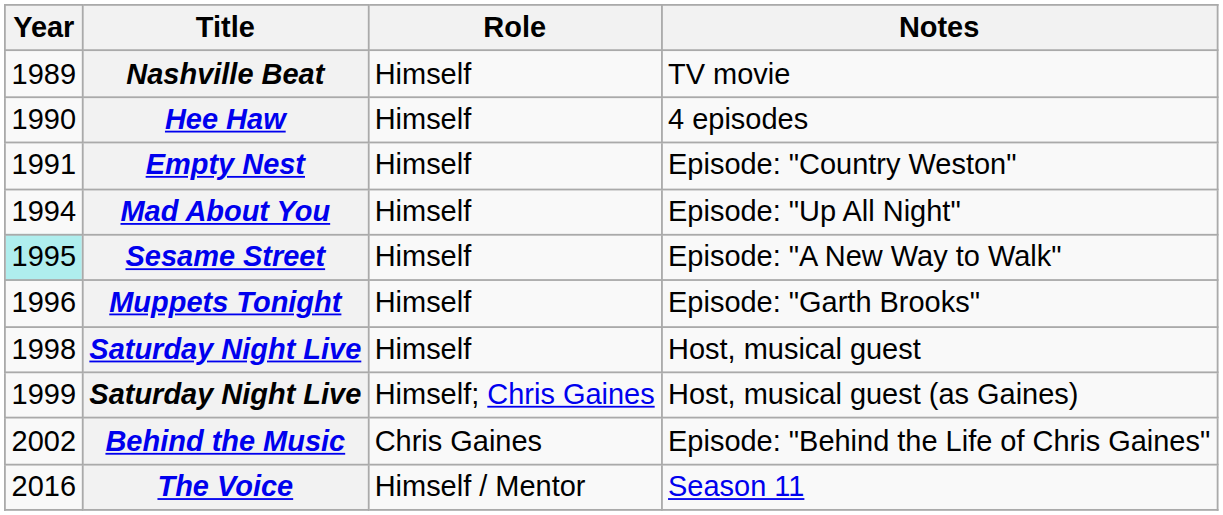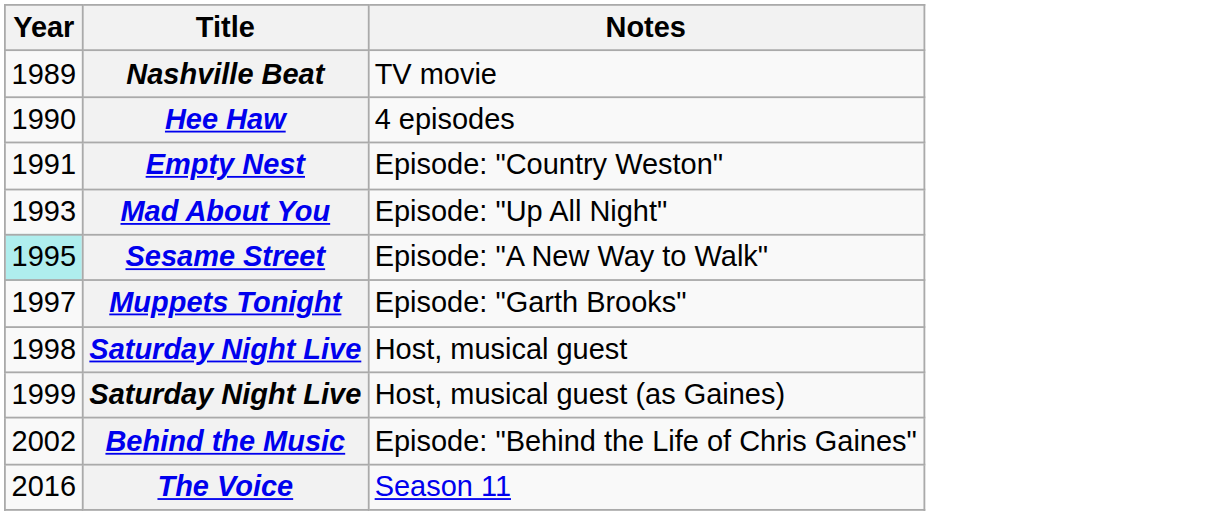- column: (515, 27)
(44, 211) 1994 -> (44, 211) 1993
(44, 303) 1996 -> (44, 303) 1997
